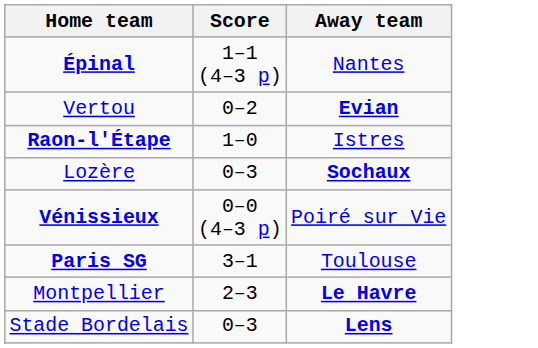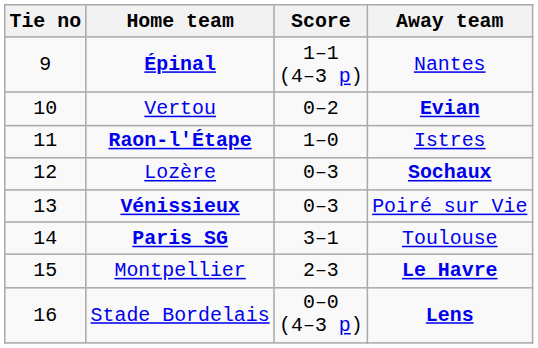+ column: (45, 21)
(240, 217) 0–0 (4–3 p) -> (321, 206) 0–3
(240, 326) 0–3 -> (321, 315) 0–0 (4–3 p)
